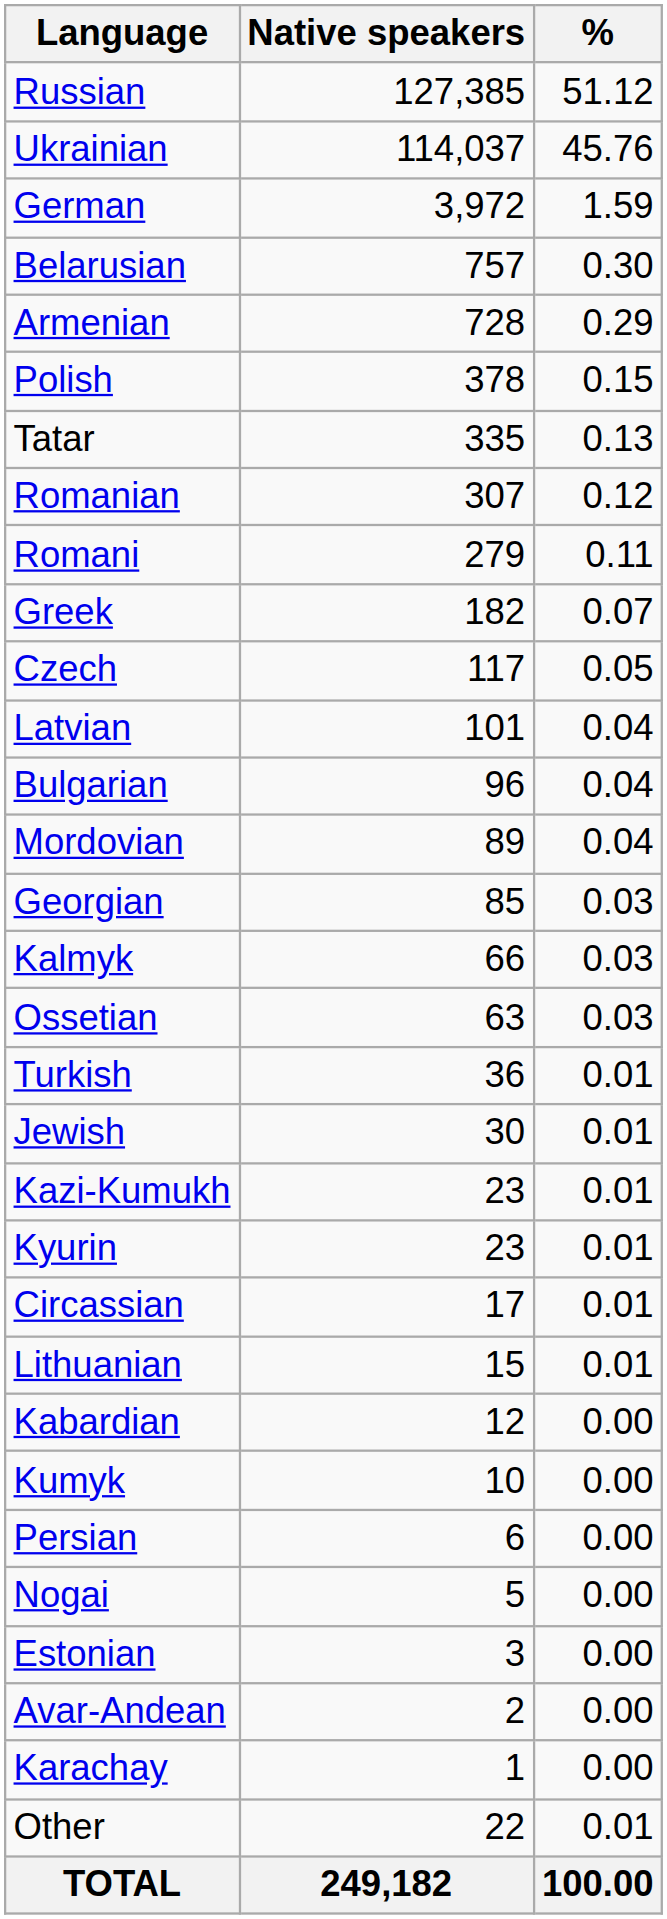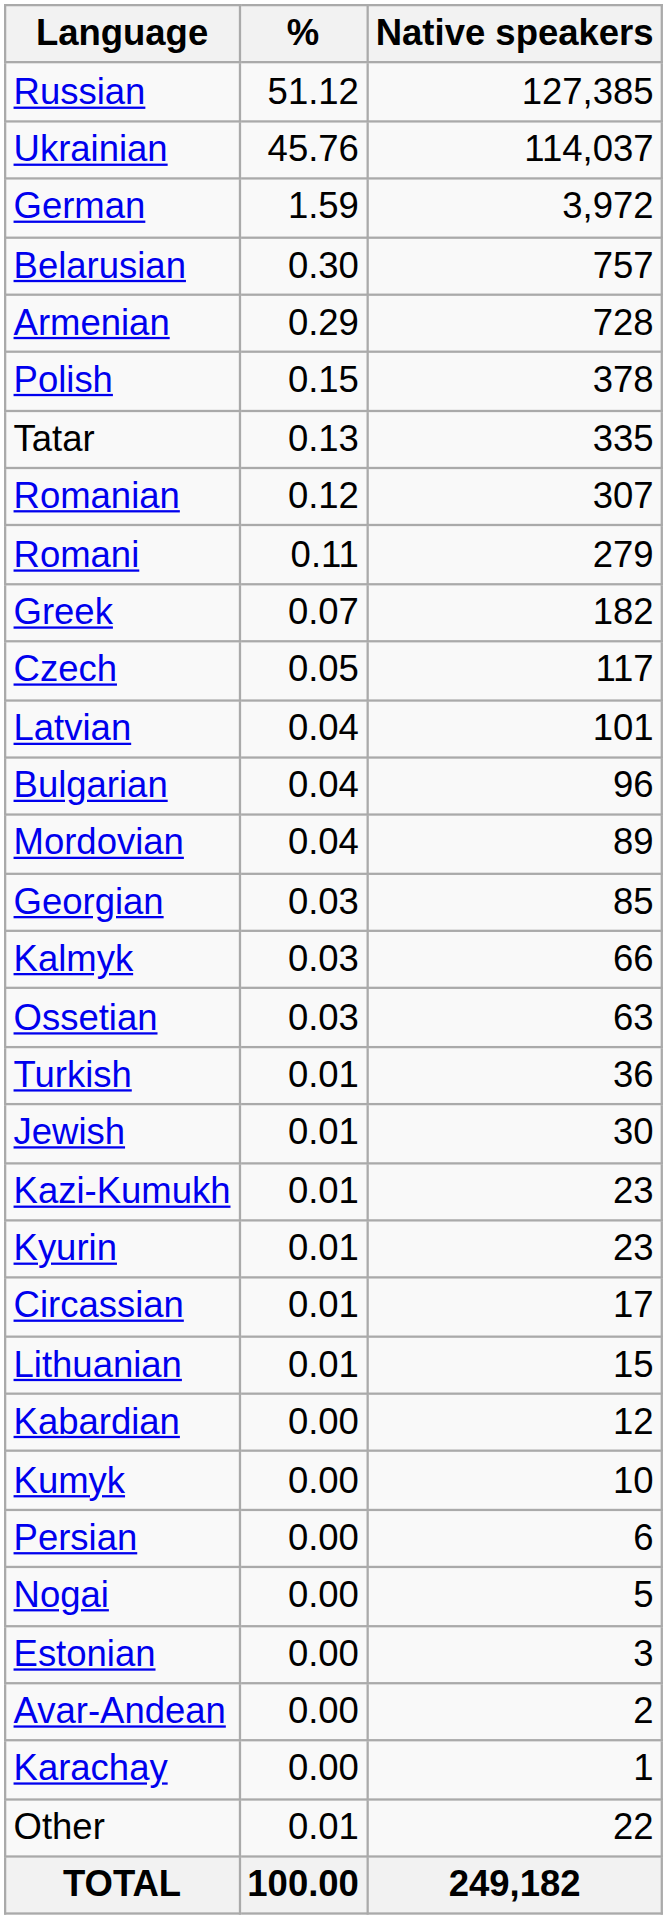columns swapped: (386, 33) <-> (598, 33)
